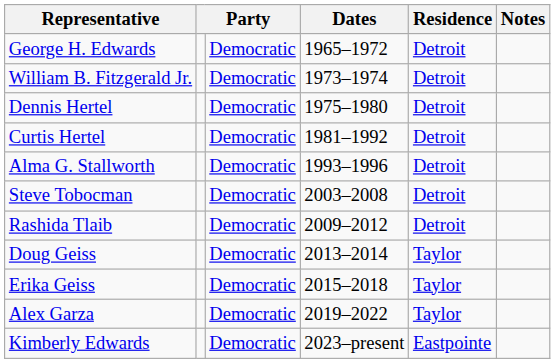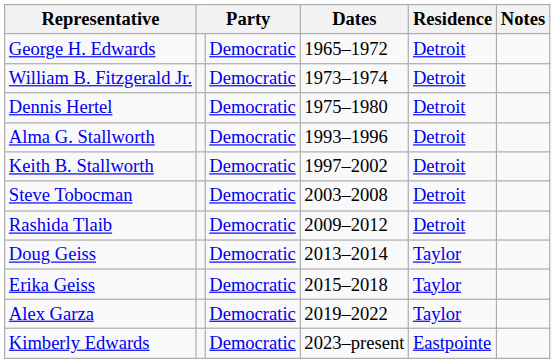- row: (57, 136)
+ row: (81, 166)
